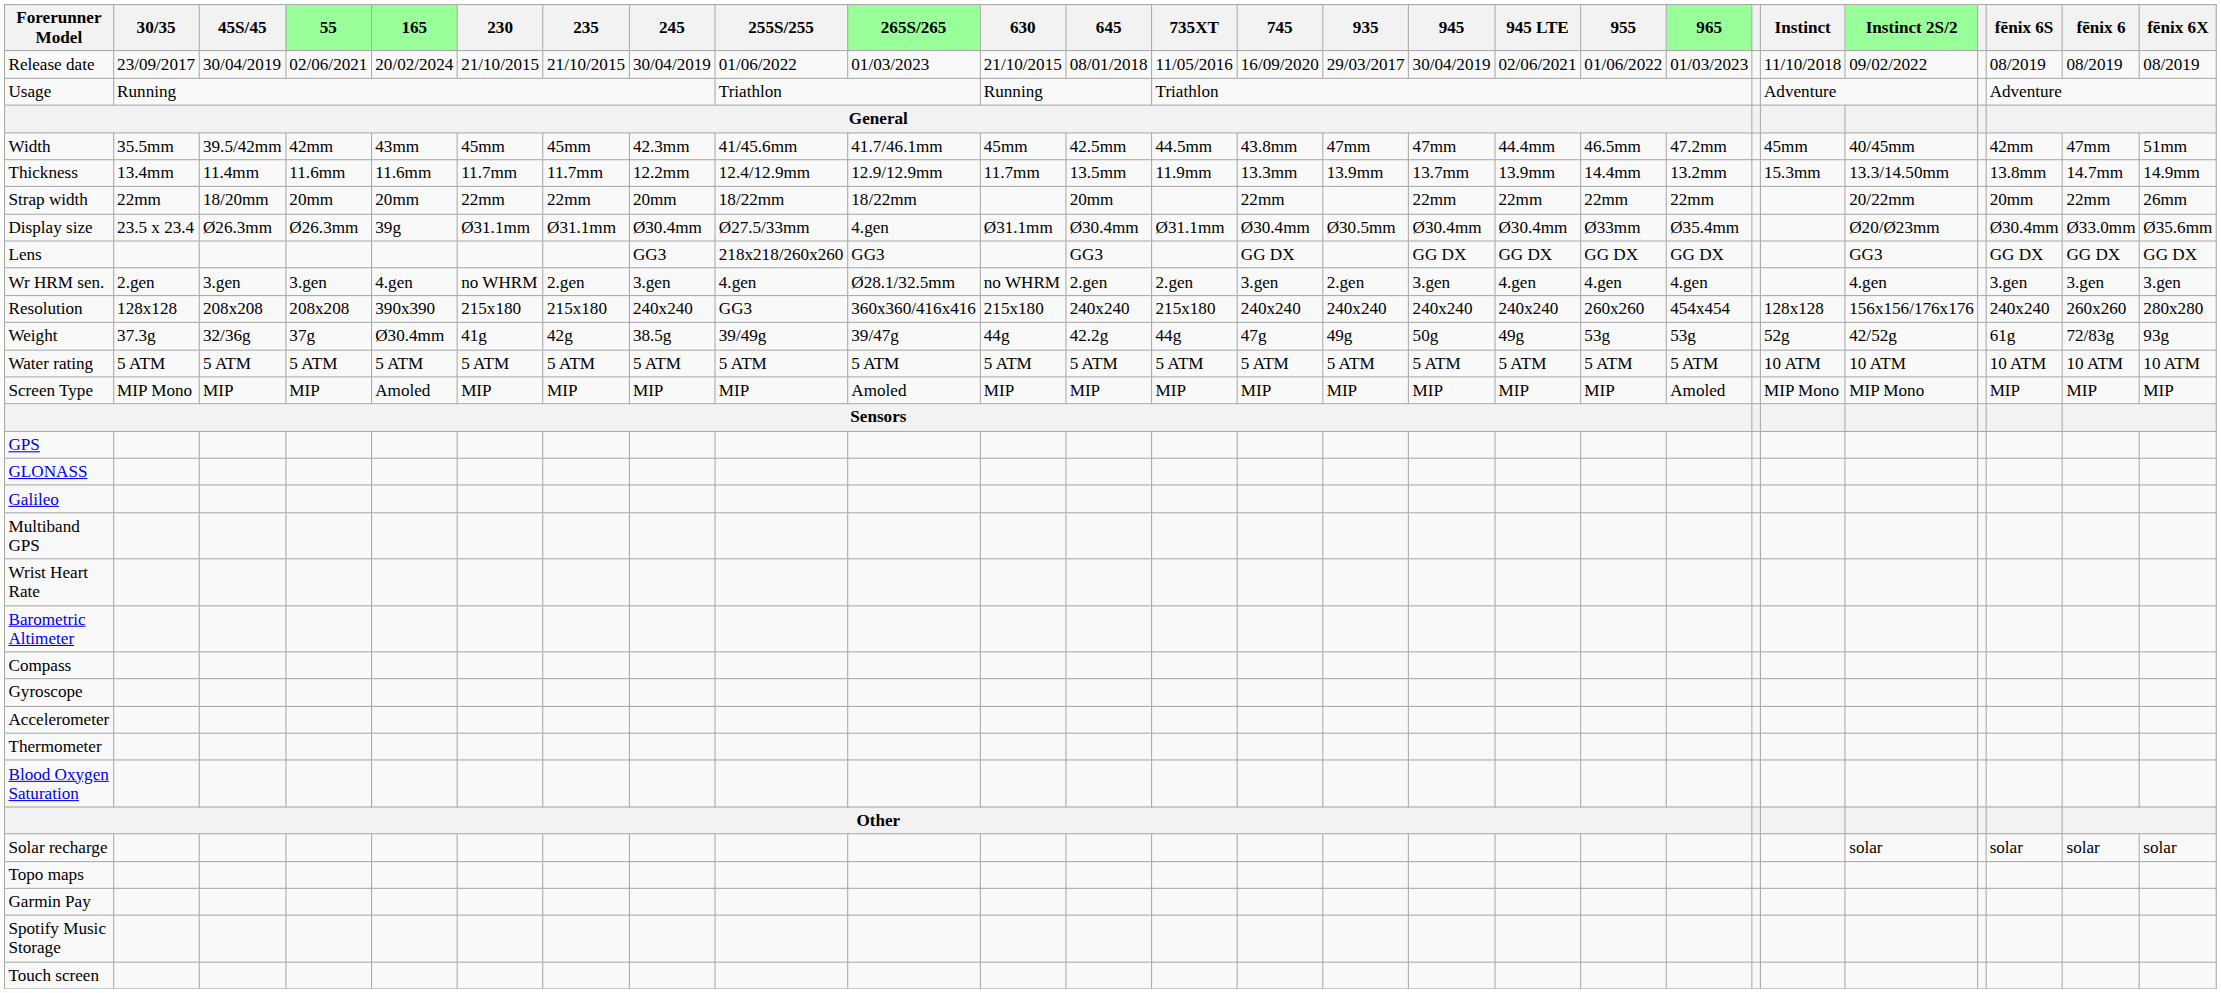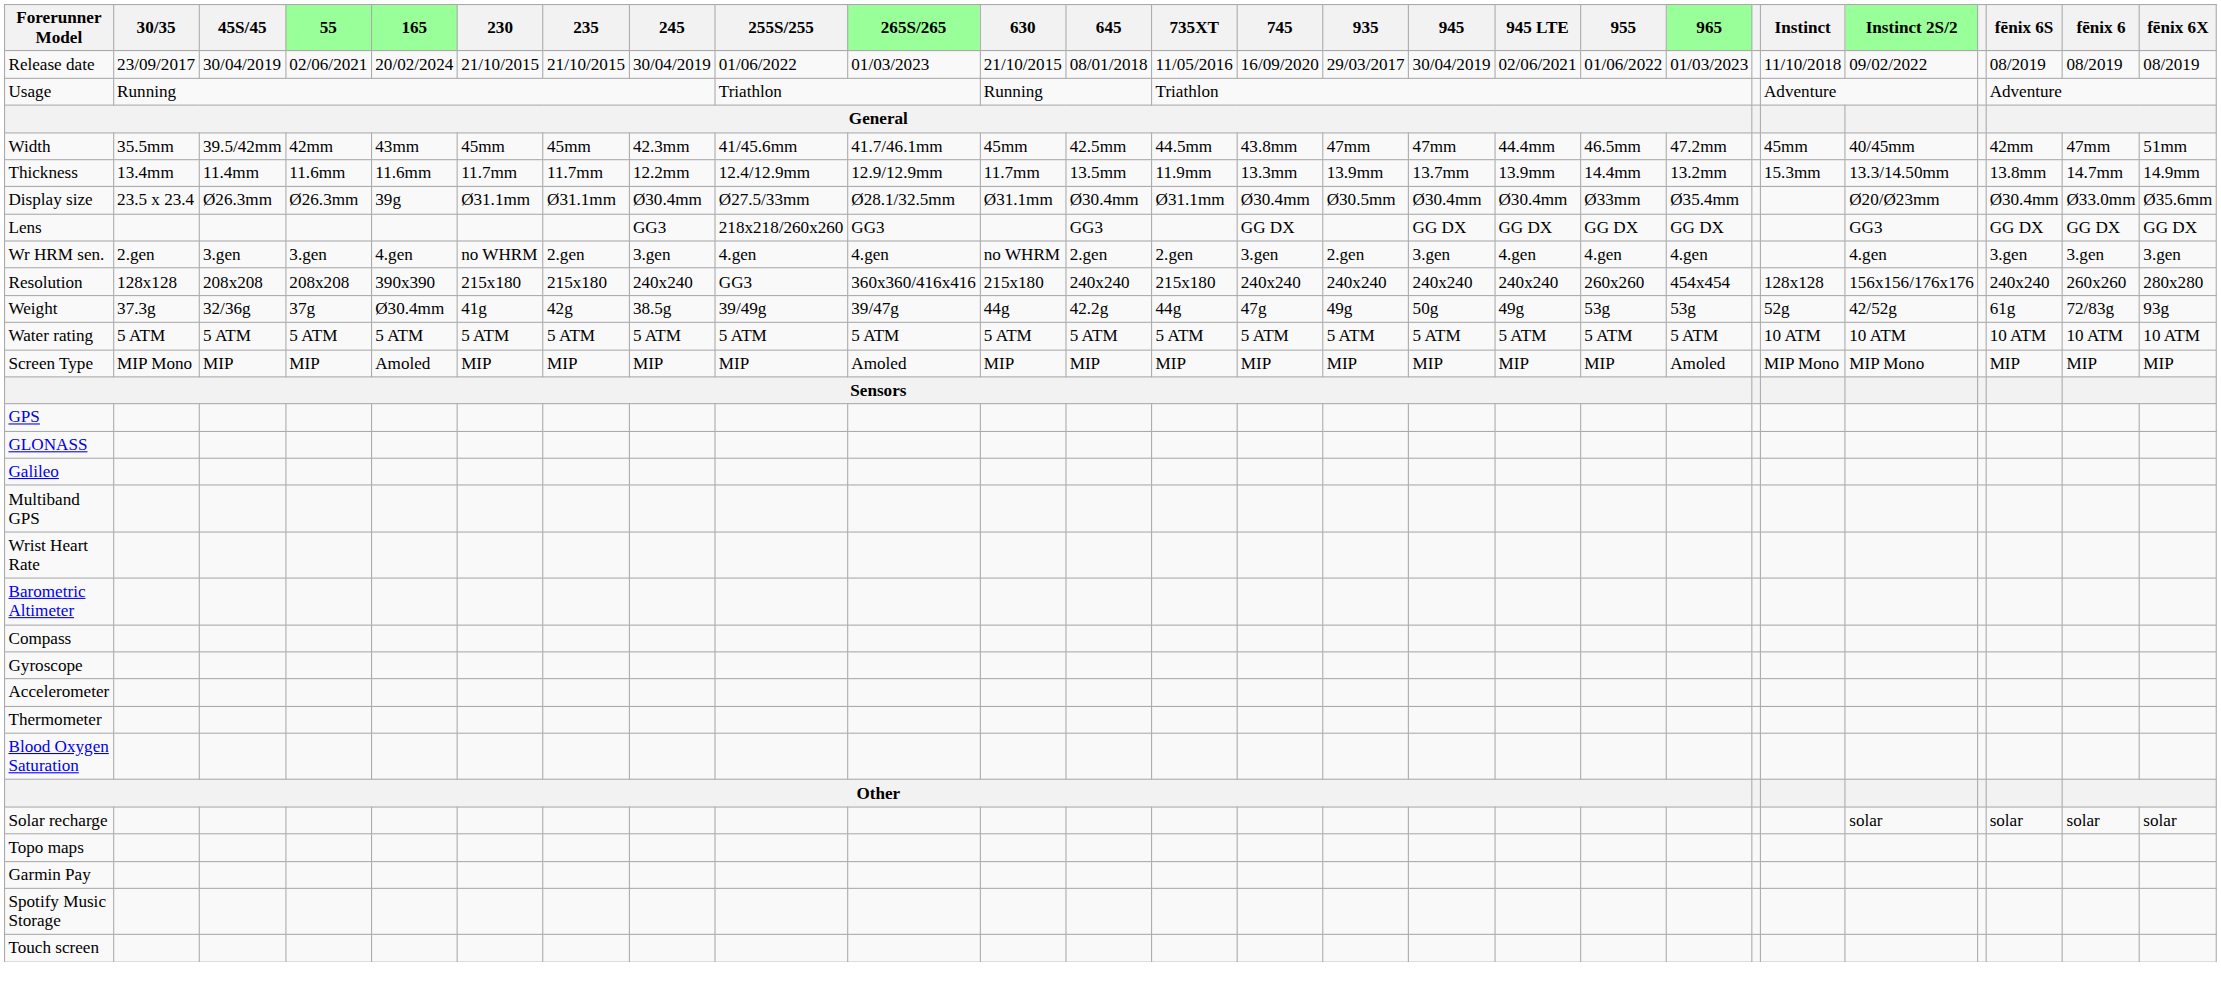- row: (48, 200)
(870, 227) 4.gen -> (903, 200) Ø28.1/32.5mm
(903, 281) Ø28.1/32.5mm -> (870, 254) 4.gen
